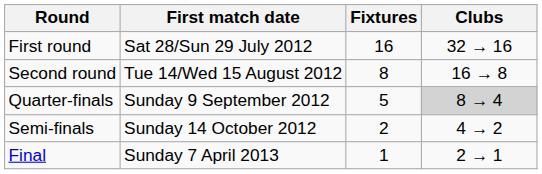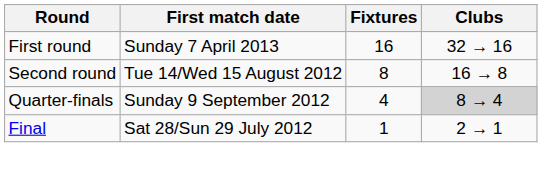(218, 45) Sat 28/Sun 29 July 2012 -> (201, 45) Sunday 7 April 2013
(384, 100) 5 -> (384, 100) 4
- row: (51, 127)
(201, 155) Sunday 7 April 2013 -> (218, 127) Sat 28/Sun 29 July 2012
